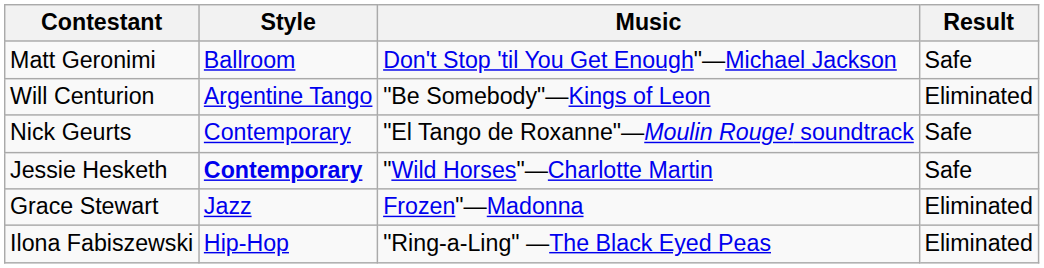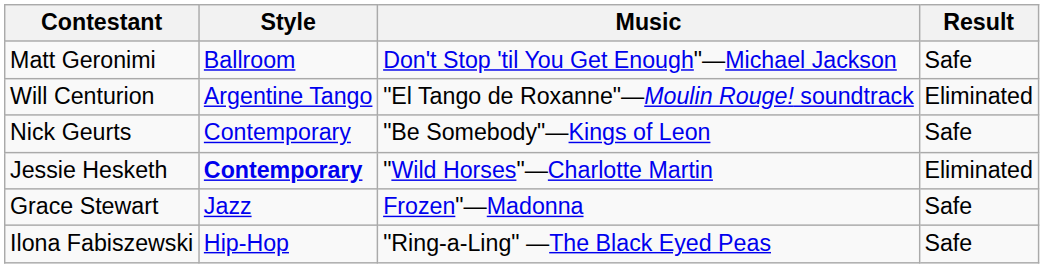(547, 96) "Be Somebody"—Kings of Leon -> (648, 96) "El Tango de Roxanne"—Moulin Rouge! soundtrack
(648, 133) "El Tango de Roxanne"—Moulin Rouge! soundtrack -> (547, 133) "Be Somebody"—Kings of Leon
(948, 170) Safe -> (979, 170) Eliminated
(979, 206) Eliminated -> (948, 206) Safe
(979, 243) Eliminated -> (948, 243) Safe
